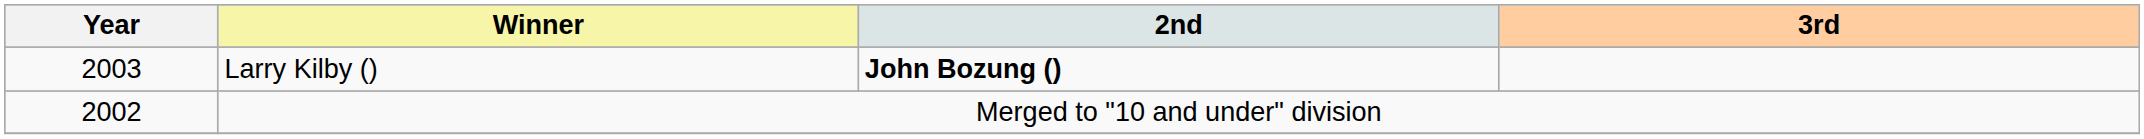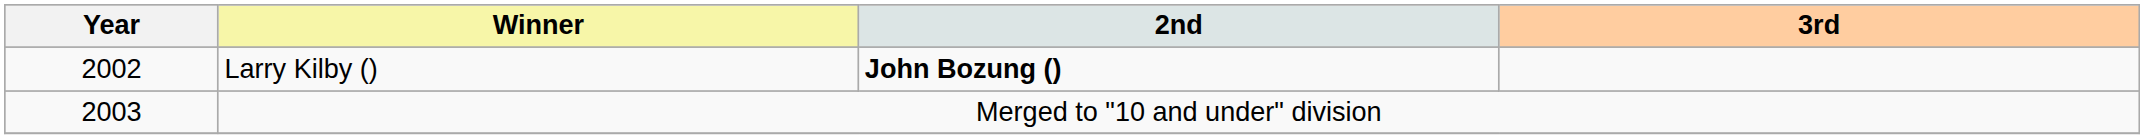(112, 68) 2003 -> (112, 68) 2002
(112, 111) 2002 -> (112, 111) 2003
